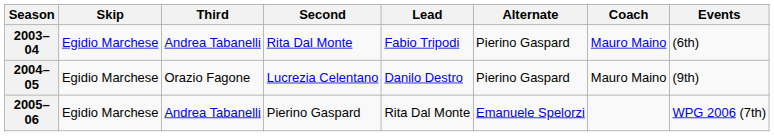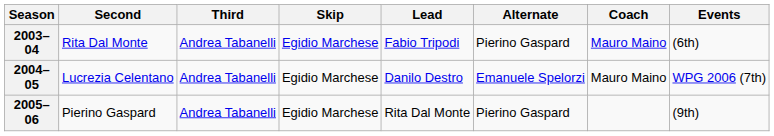columns swapped: (110, 14) <-> (323, 14)
(207, 77) Orazio Fagone -> (228, 77) Andrea Tabanelli
(523, 77) Pierino Gaspard -> (530, 77) Emanuele Spelorzi
(686, 77) (9th) -> (719, 77) WPG 2006 (7th)
(530, 112) Emanuele Spelorzi -> (523, 112) Pierino Gaspard
(719, 112) WPG 2006 (7th) -> (686, 112) (9th)
